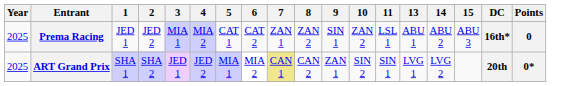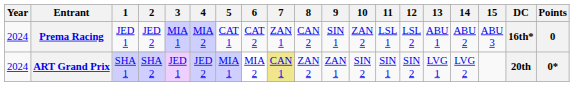+ column: (412, 12)
(18, 36) 2025 -> (18, 36) 2024
(308, 36) ZAN 2 -> (308, 36) CAN 2
(18, 66) 2025 -> (18, 66) 2024
(308, 66) CAN 2 -> (308, 66) ZAN 2
